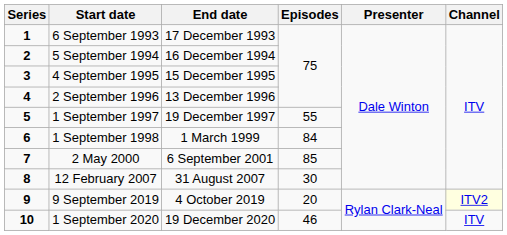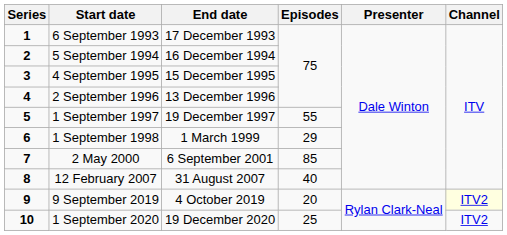(310, 138) 84 -> (310, 138) 29
(310, 179) 30 -> (310, 179) 40
(310, 220) 46 -> (310, 220) 25
(474, 220) ITV -> (474, 220) ITV2
